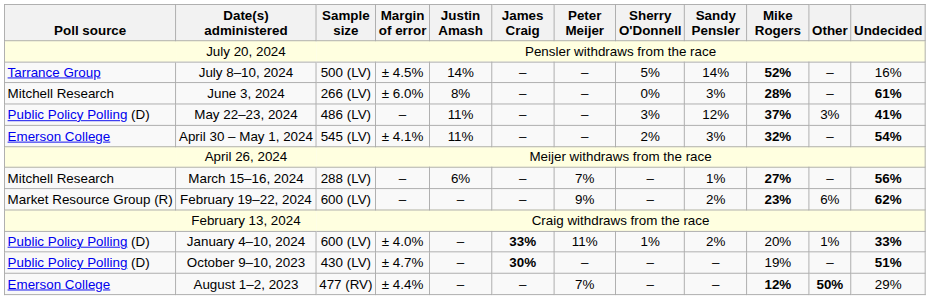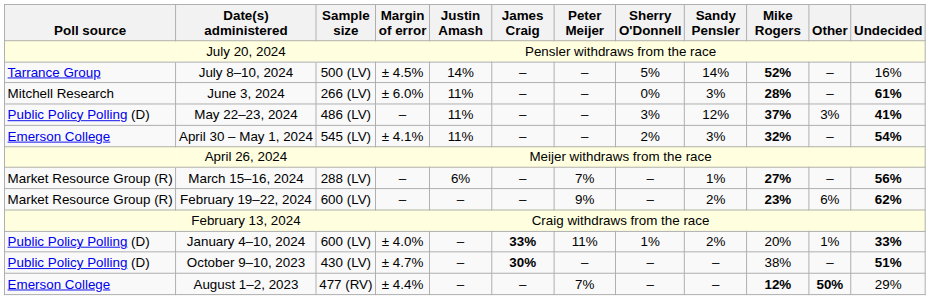(461, 94) 8% -> (461, 94) 11%
(61, 178) Mitchell Research -> (90, 178) Market Resource Group (R)
(778, 263) 19% -> (778, 263) 38%
